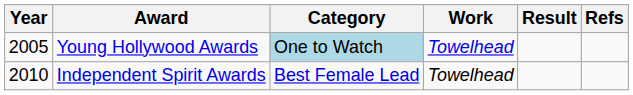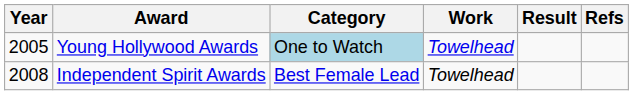(29, 75) 2010 -> (29, 75) 2008
